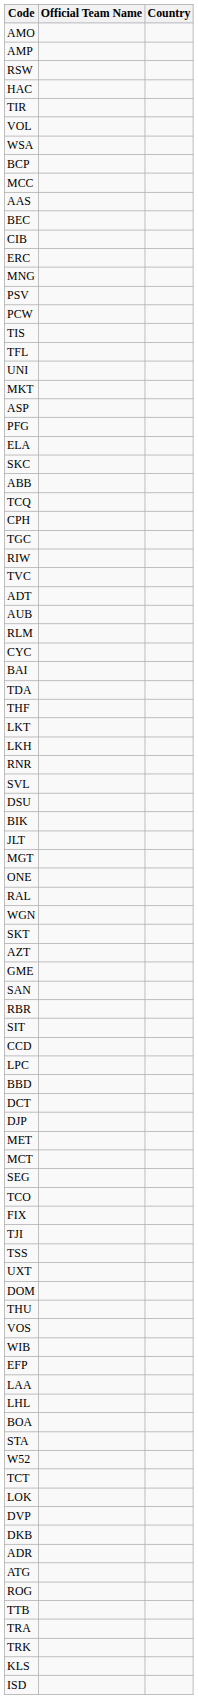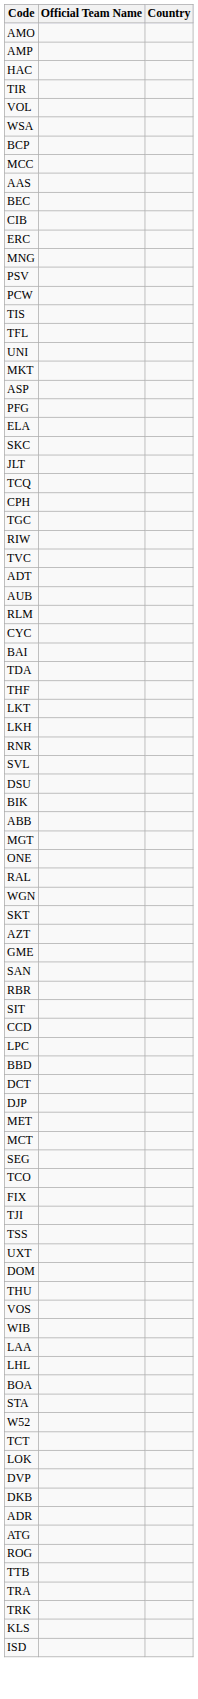- row: (20, 70)
rows swapped: (19, 483) <-> (16, 840)
- row: (17, 1365)
